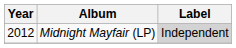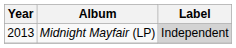(21, 33) 2012 -> (21, 33) 2013
